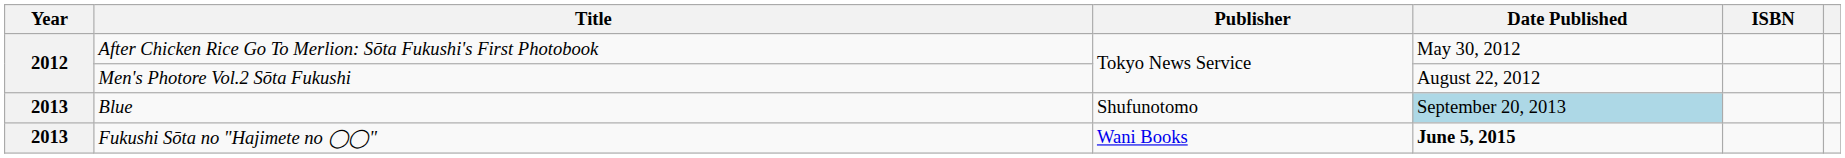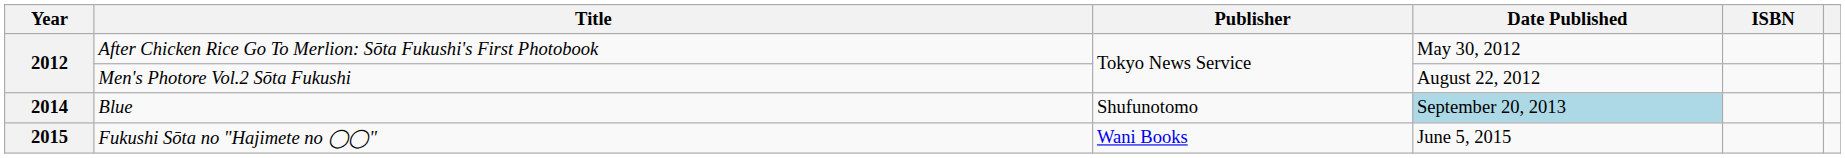(49, 107) 2013 -> (49, 107) 2014
(49, 137) 2013 -> (49, 137) 2015
(1466, 137) bold -> (1464, 137) normal
